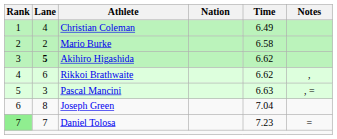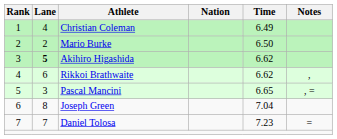(264, 43) 6.58 -> (264, 43) 6.50
(264, 91) 6.63 -> (264, 91) 6.65
(18, 122) lightgreen background -> (18, 122) no background
